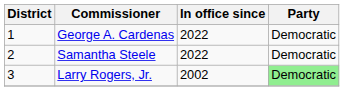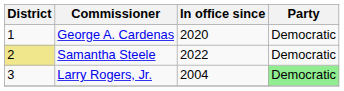(194, 34) 2022 -> (194, 34) 2020
(11, 55) no background -> (11, 55) khaki background
(194, 75) 2002 -> (194, 75) 2004
